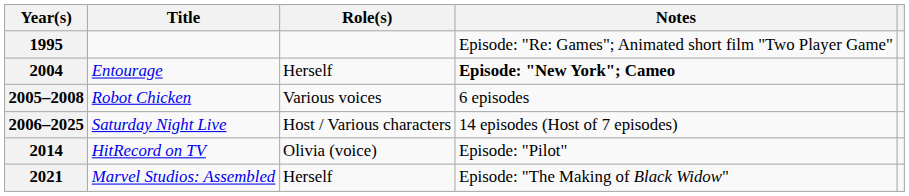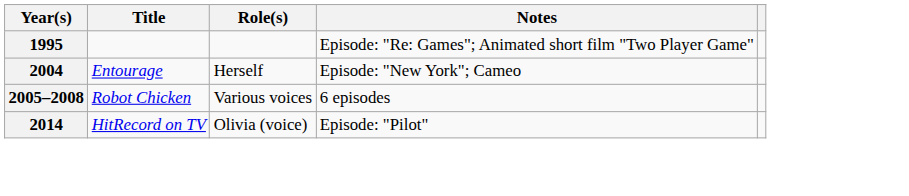(567, 71) bold -> (421, 71) normal
- row: (46, 124)
- row: (46, 177)
